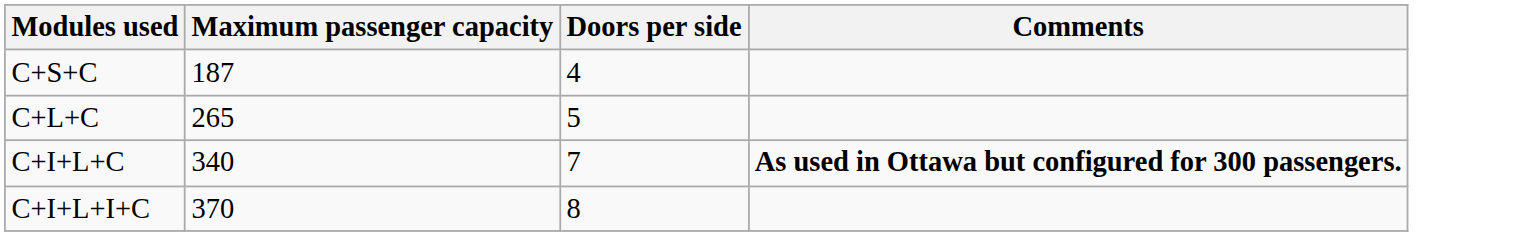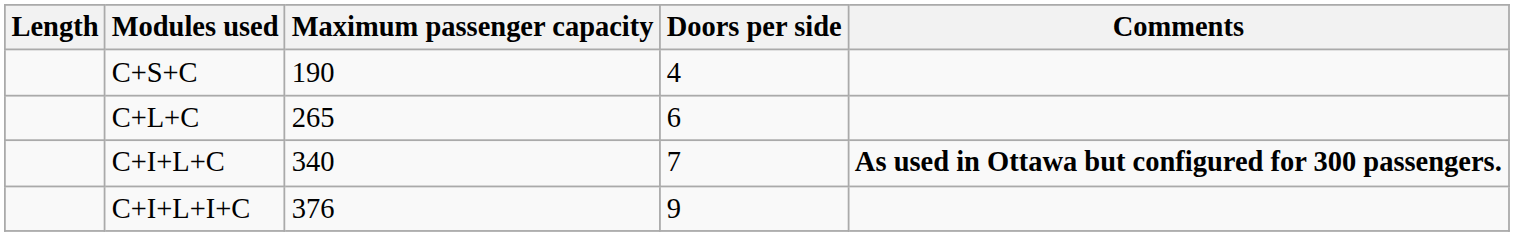+ column: (55, 27)
(213, 72) 187 -> (313, 72) 190
(574, 117) 5 -> (674, 117) 6
(213, 207) 370 -> (313, 207) 376
(574, 207) 8 -> (674, 207) 9
